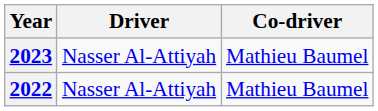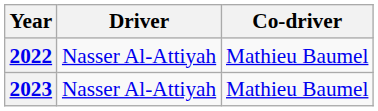rows swapped: (31, 88) <-> (31, 55)
